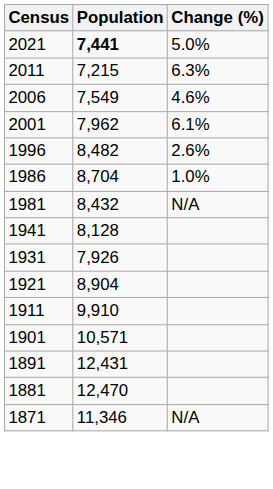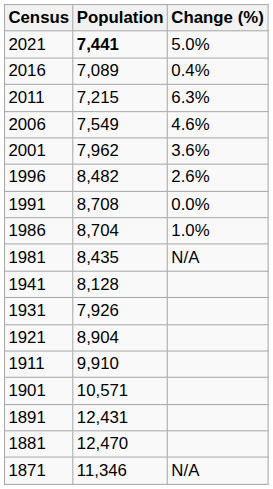+ row: (27, 71)
(191, 124) 6.1% -> (191, 151) 3.6%
+ row: (27, 204)
(98, 204) 8,432 -> (98, 257) 8,435
